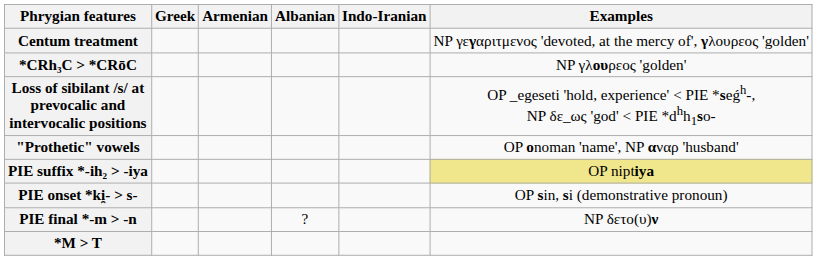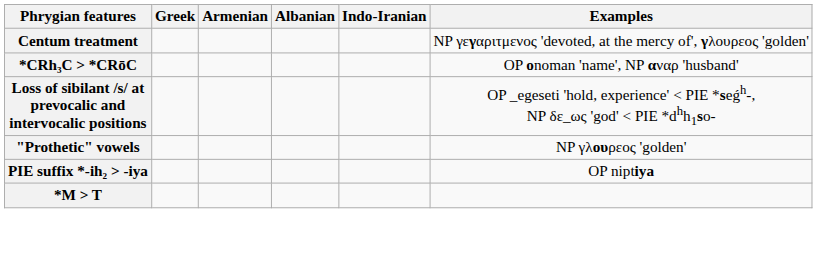(621, 64) NP γλουρεος 'golden' -> (621, 64) OP onoman 'name', NP αναρ 'husband'
(621, 147) OP onoman 'name', NP αναρ 'husband' -> (621, 147) NP γλουρεος 'golden'
(621, 171) khaki background -> (621, 171) no background
- row: (78, 195)
- row: (78, 219)
